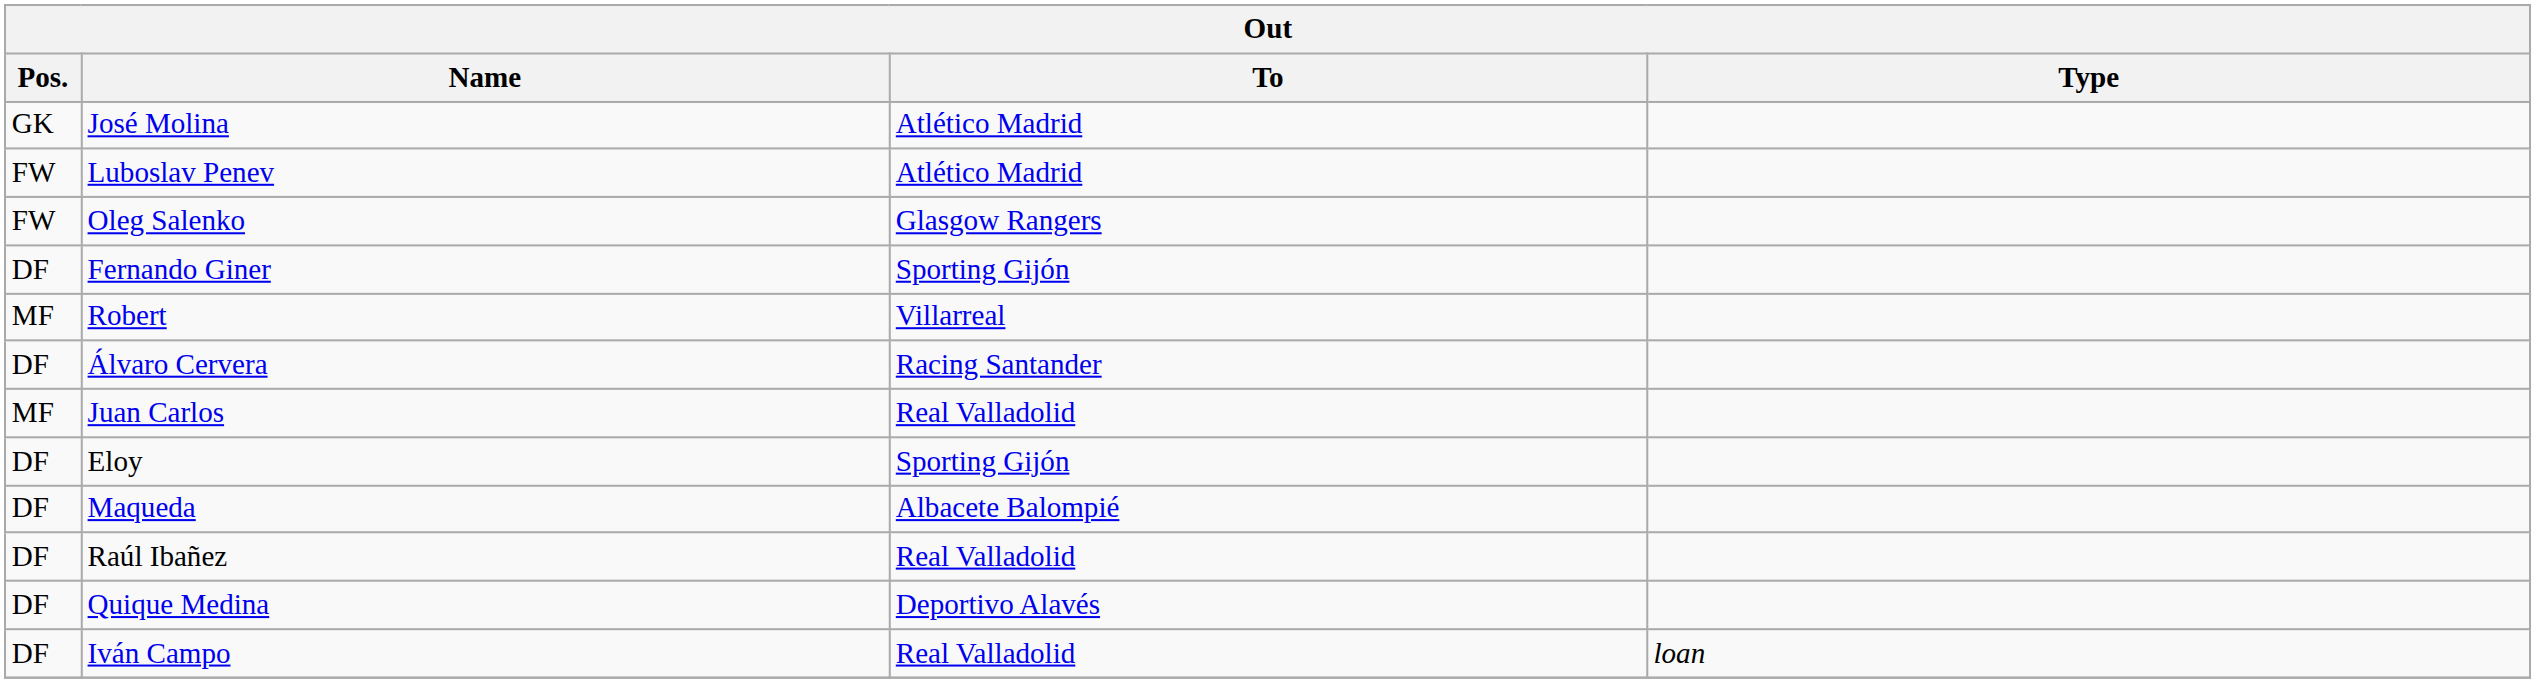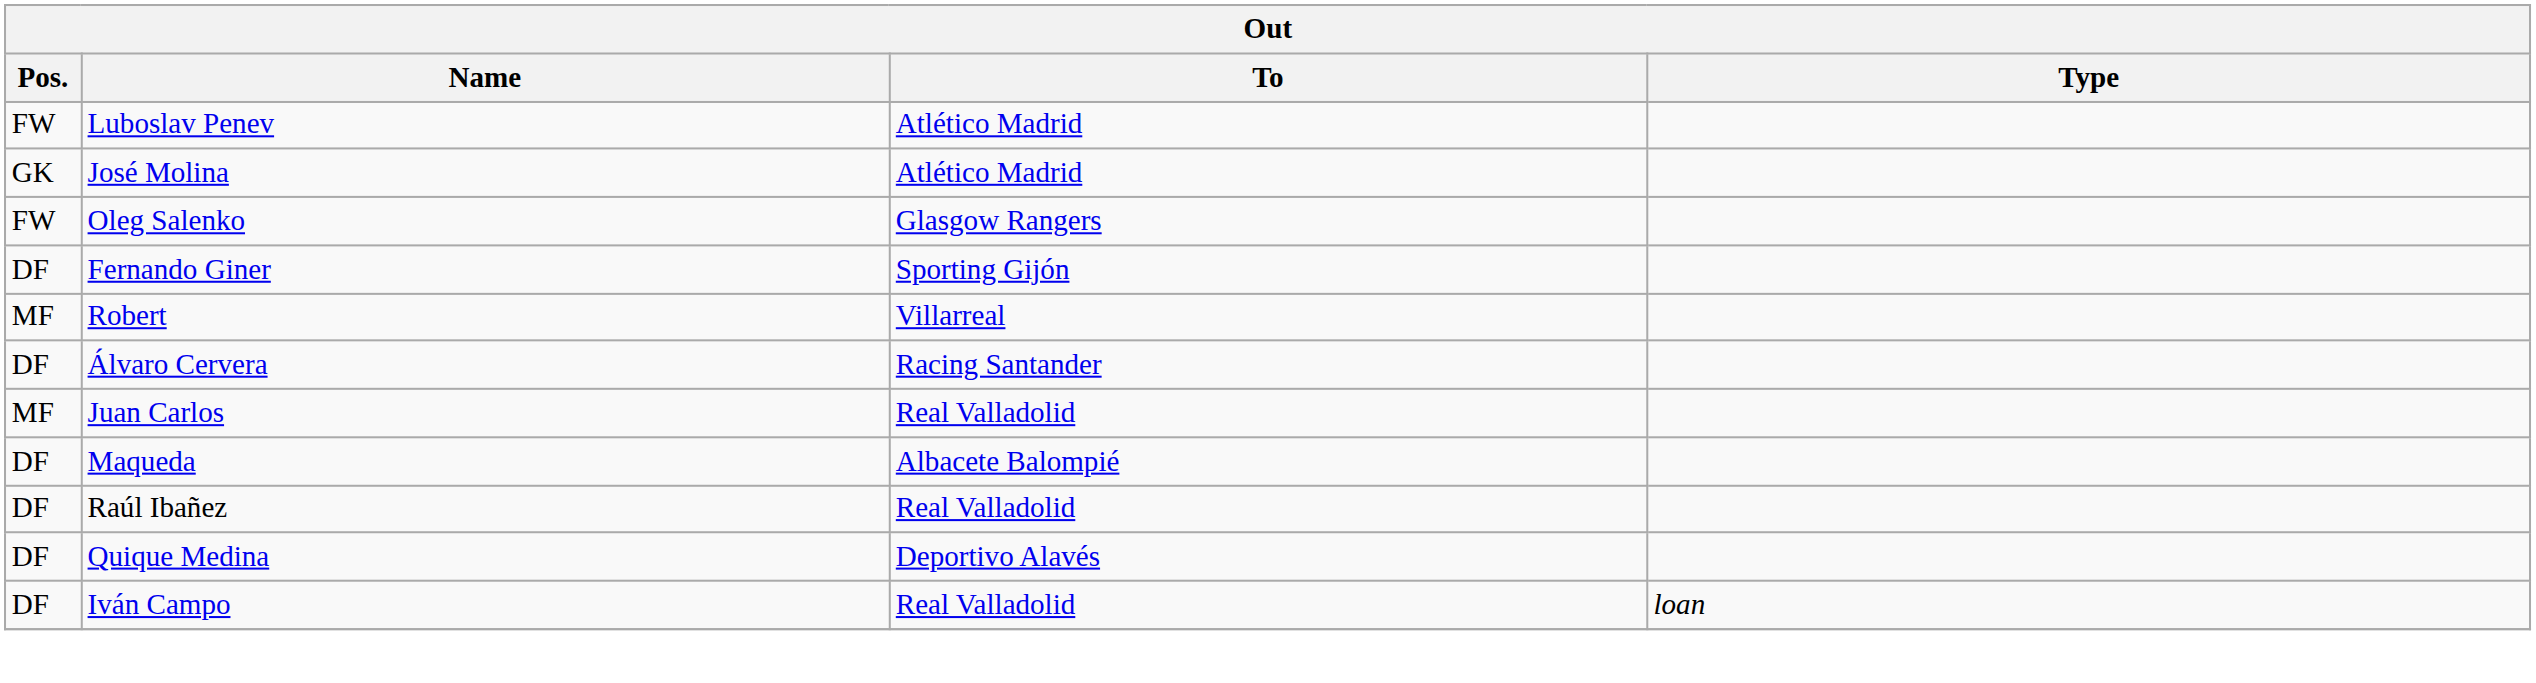rows swapped: (181, 172) <-> (158, 124)
- row: (115, 460)
